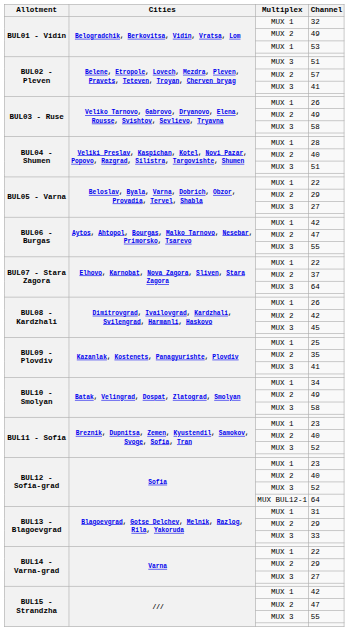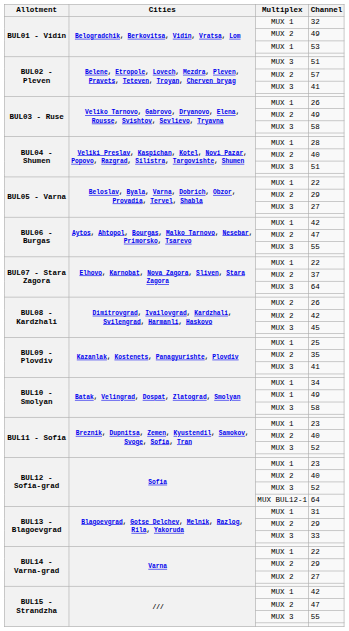(282, 304) MUX 1 -> (282, 304) MUX 2
(282, 396) MUX 2 -> (282, 396) MUX 1
(282, 577) MUX 3 -> (282, 577) MUX 2
